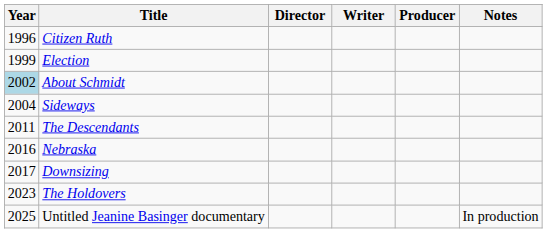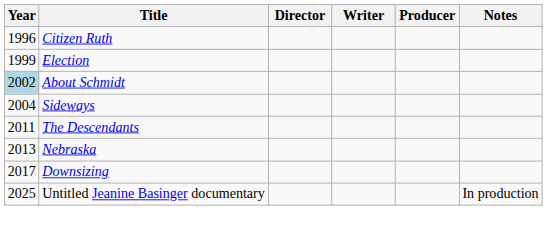(22, 149) 2016 -> (22, 149) 2013
- row: (84, 194)
